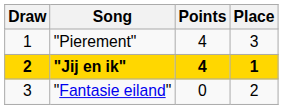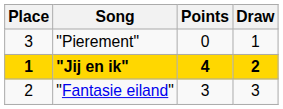columns swapped: (27, 16) <-> (254, 16)
(202, 41) 4 -> (205, 41) 0
(202, 91) 0 -> (205, 91) 3
